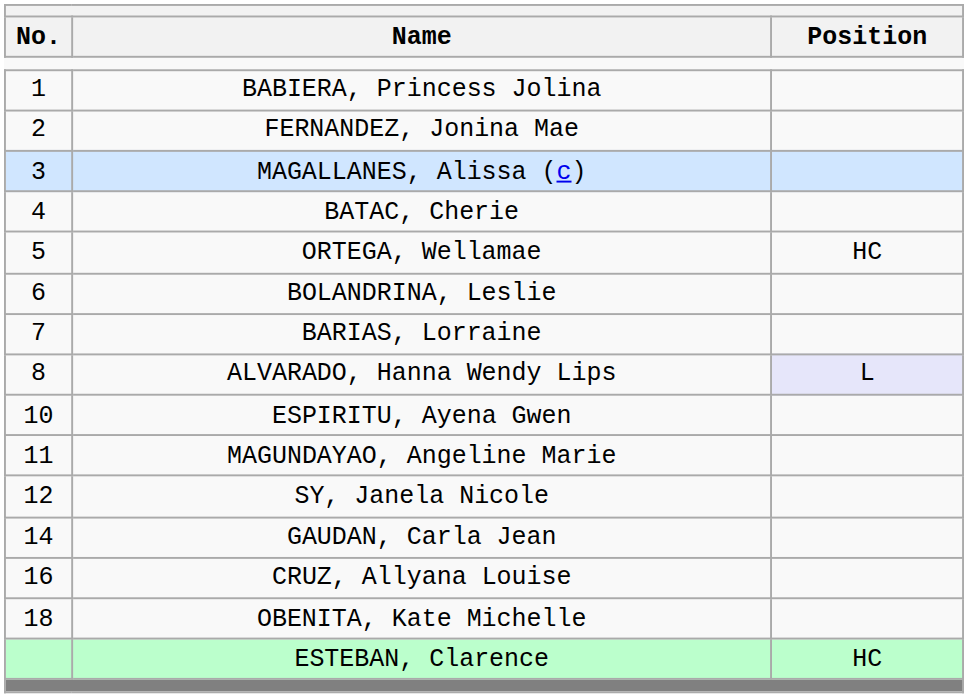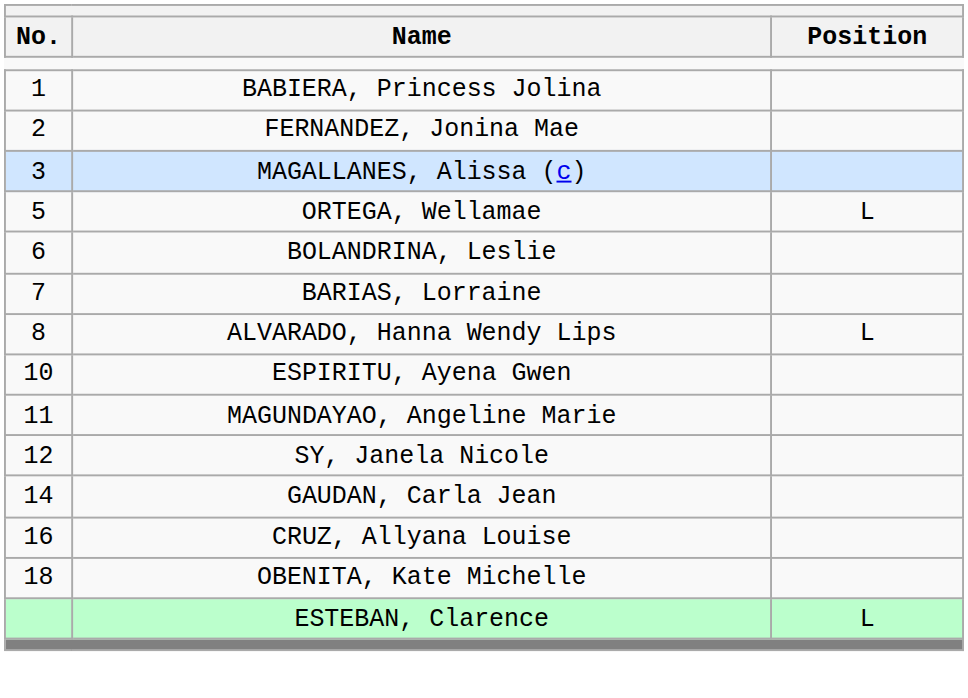- row: (38, 212)
(867, 252) HC -> (867, 212) L
(867, 374) lavender background -> (867, 334) no background
(867, 659) HC -> (867, 619) L
